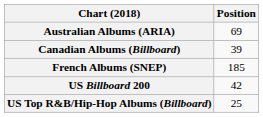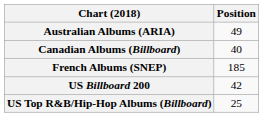(236, 31) 69 -> (236, 31) 49
(236, 49) 39 -> (236, 49) 40
